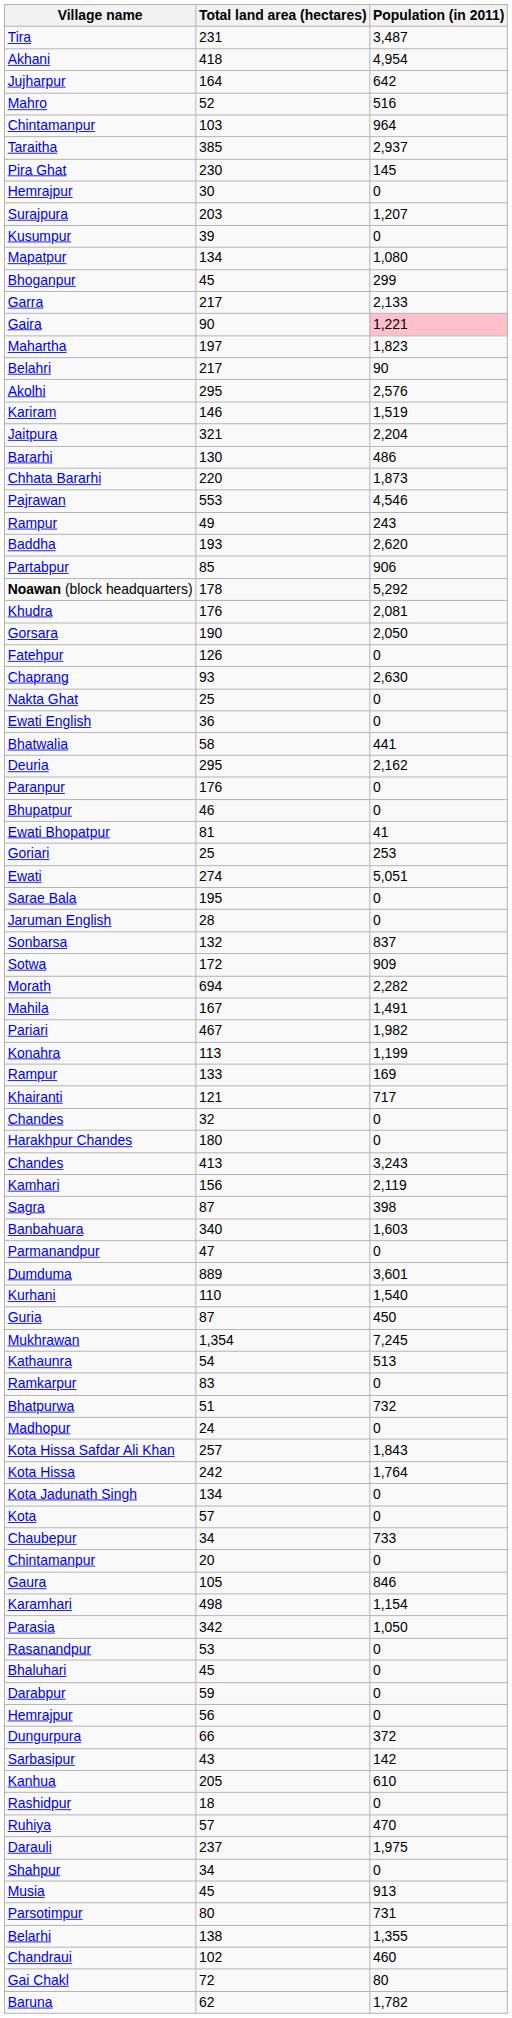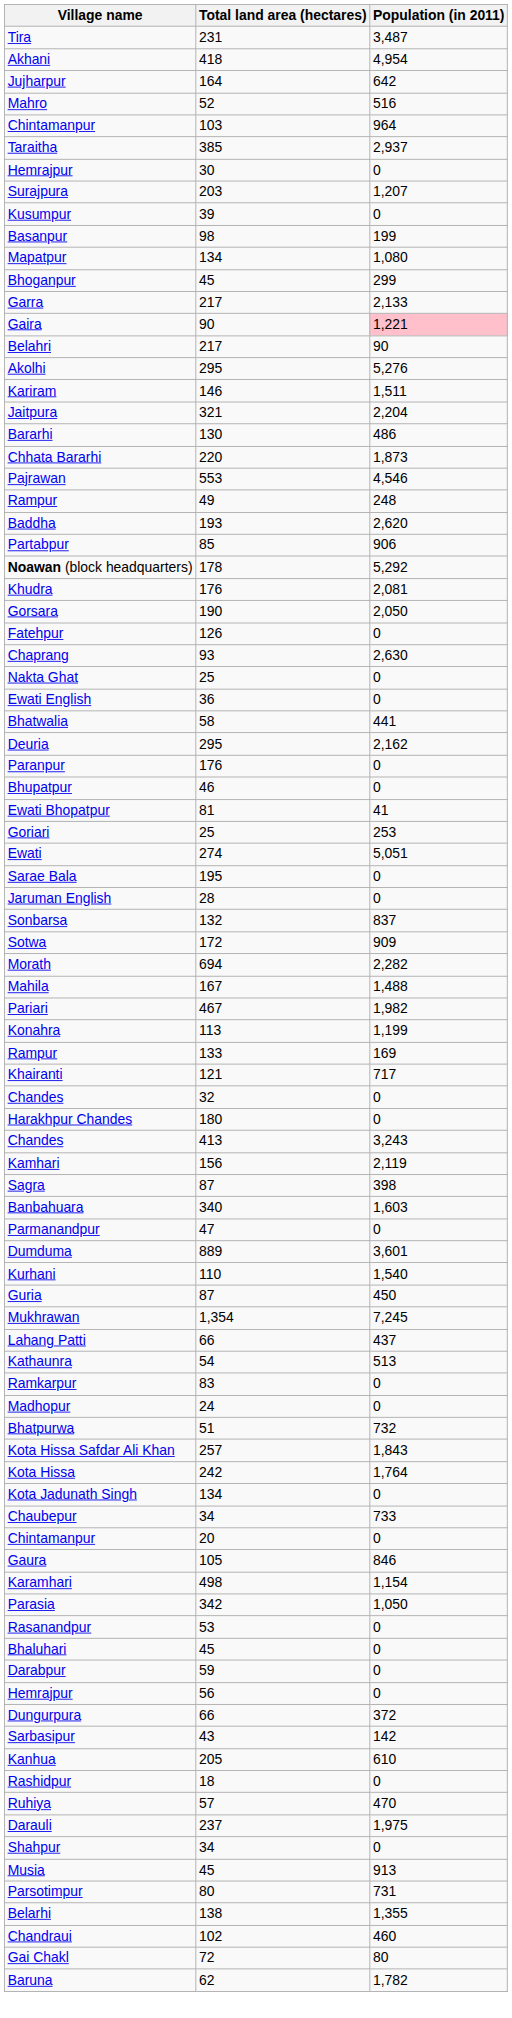- row: (37, 170)
+ row: (37, 236)
- row: (37, 346)
(390, 390) 2,576 -> (390, 368) 5,276
(390, 412) 1,519 -> (390, 390) 1,511
(385, 523) 243 -> (385, 501) 248
(390, 1008) 1,491 -> (390, 986) 1,488
+ row: (47, 1340)
rows swapped: (39, 1428) <-> (41, 1406)
- row: (22, 1516)
